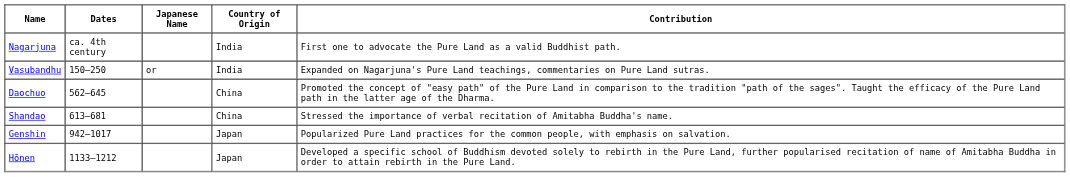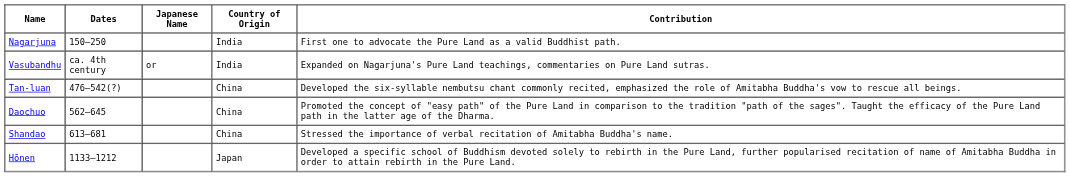(88, 47) ca. 4th century -> (88, 42) 150–250
(88, 70) 150–250 -> (88, 65) ca. 4th century
+ row: (30, 88)
- row: (27, 134)
